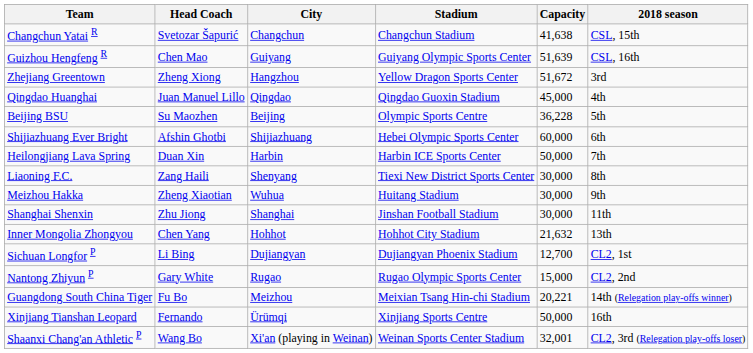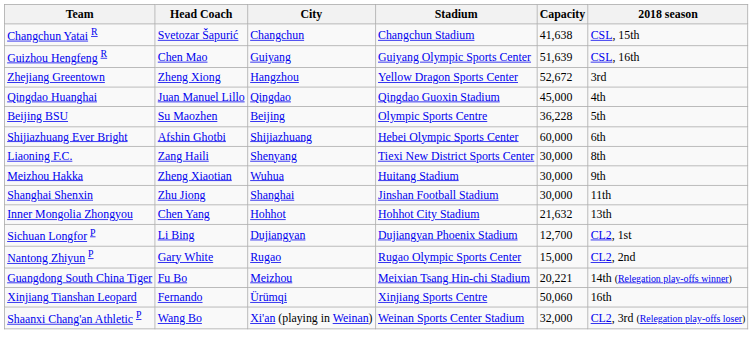(556, 77) 51,672 -> (556, 77) 52,672
- row: (69, 156)
(556, 317) 50,000 -> (556, 297) 50,060
(556, 337) 32,001 -> (556, 318) 32,000
